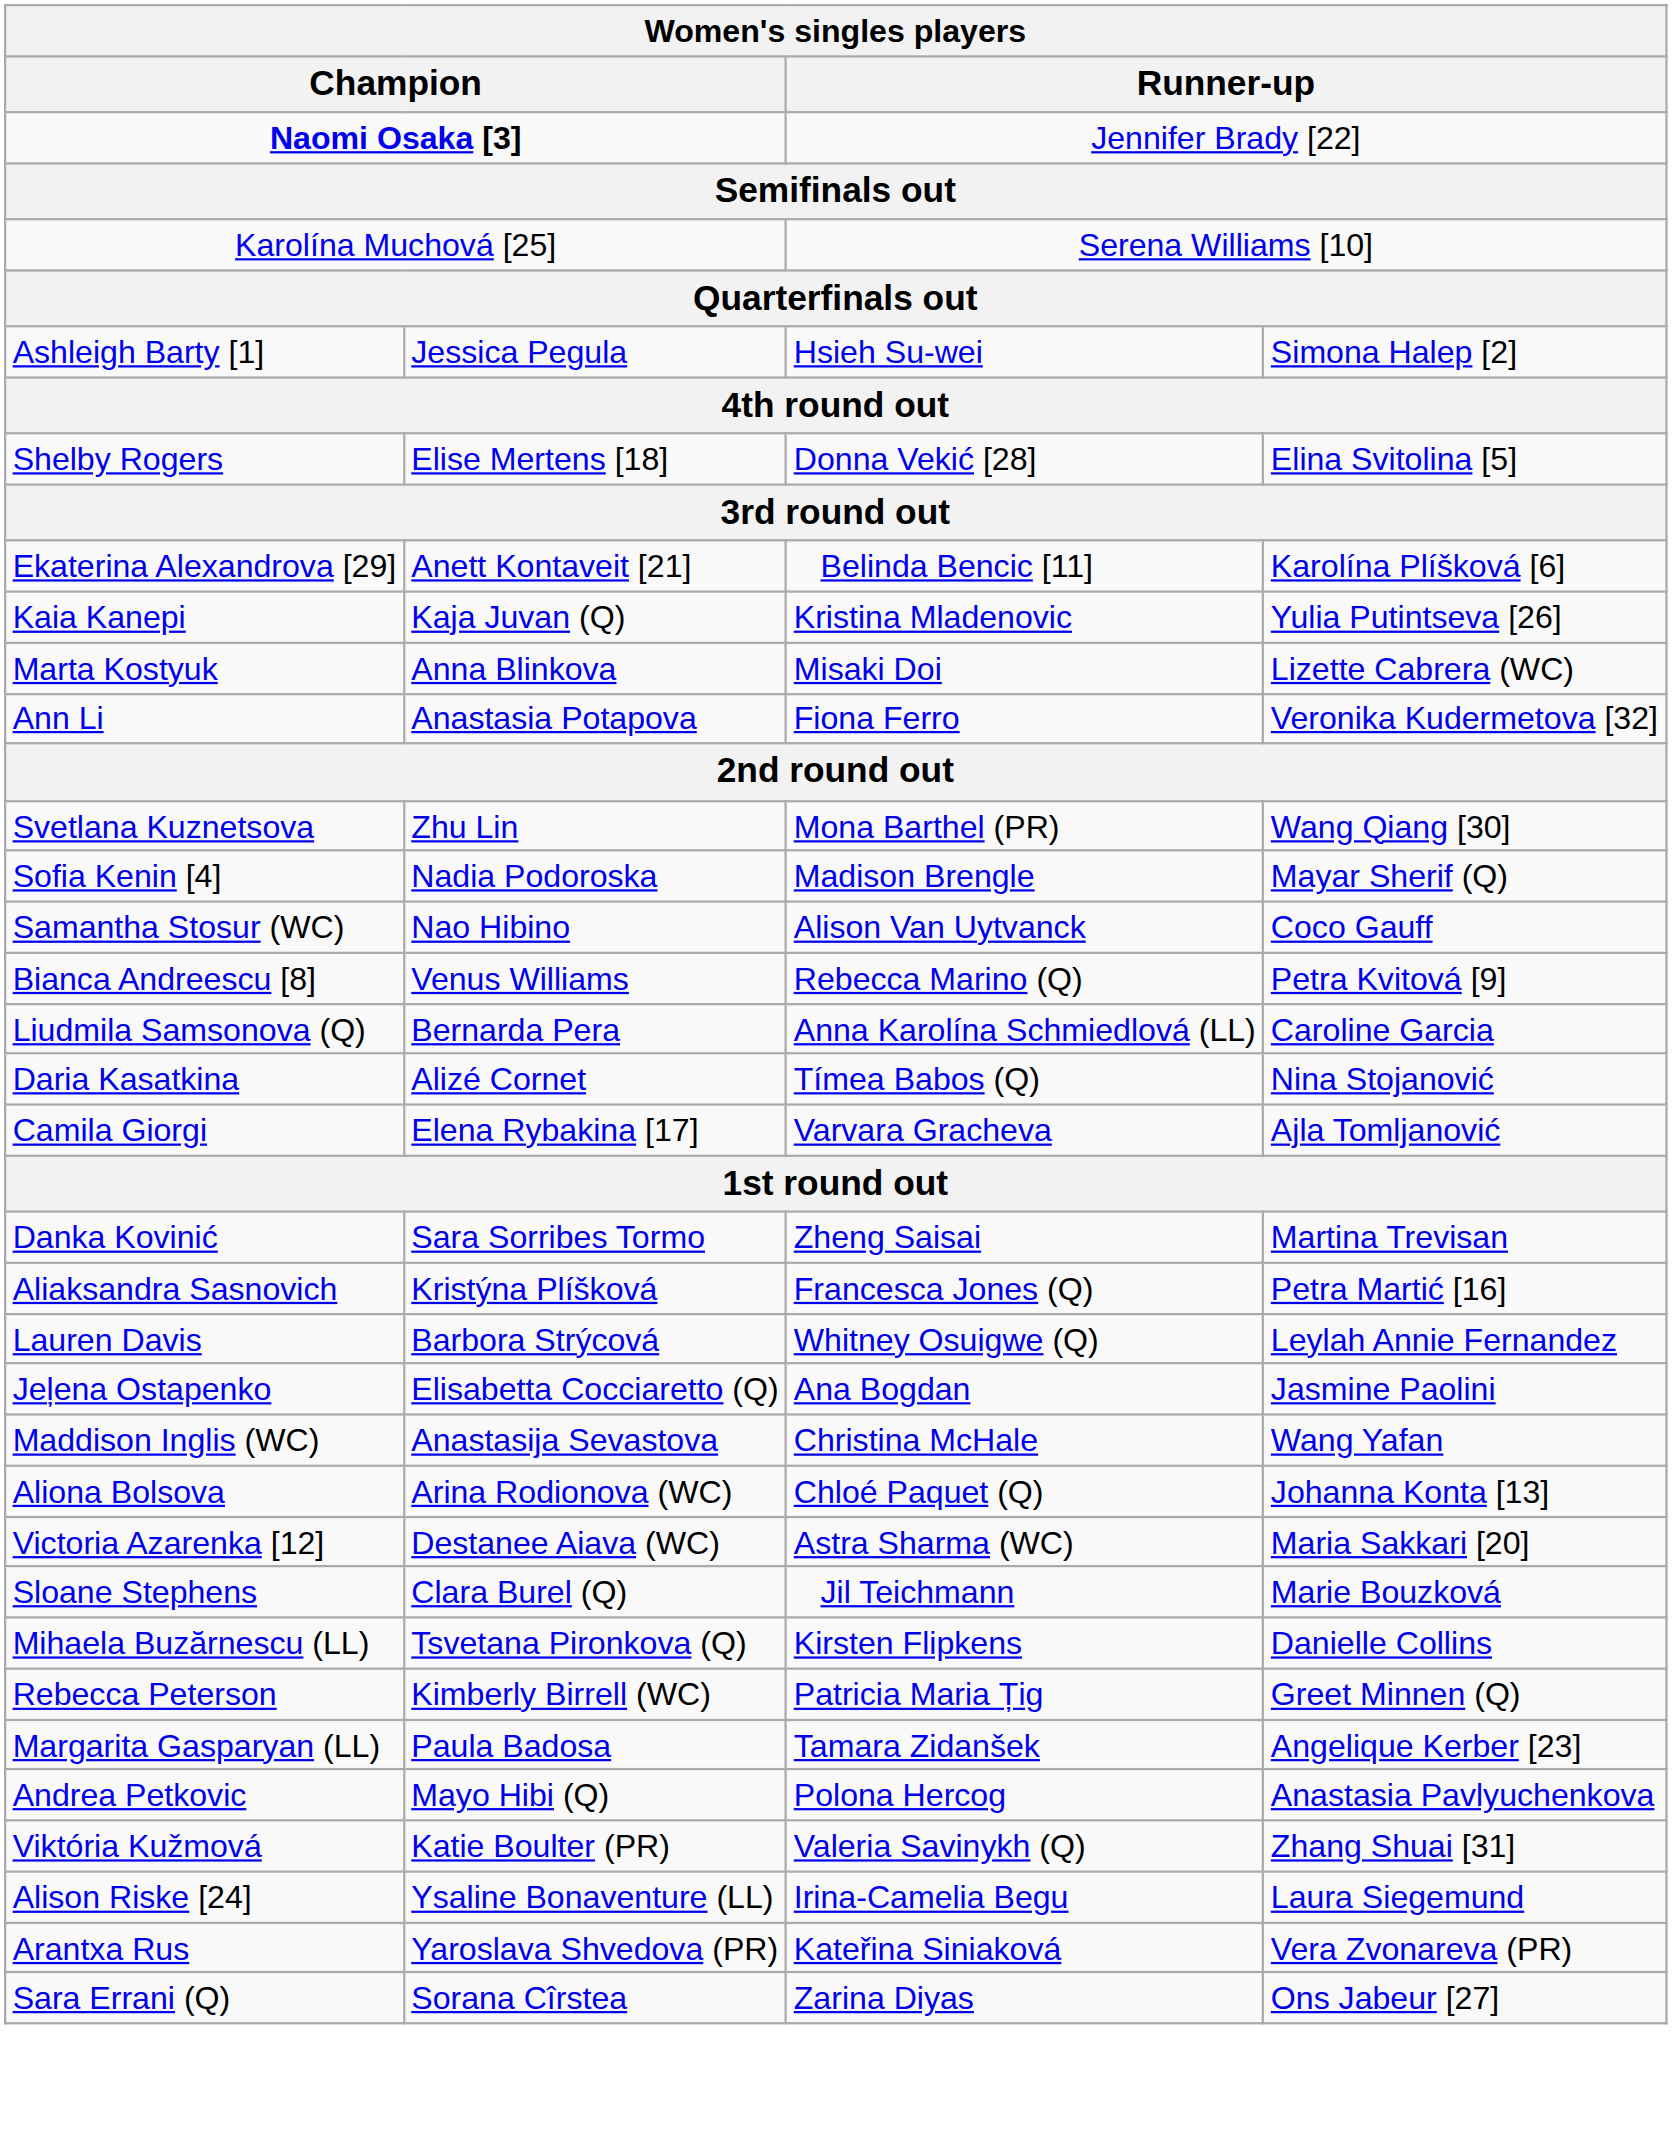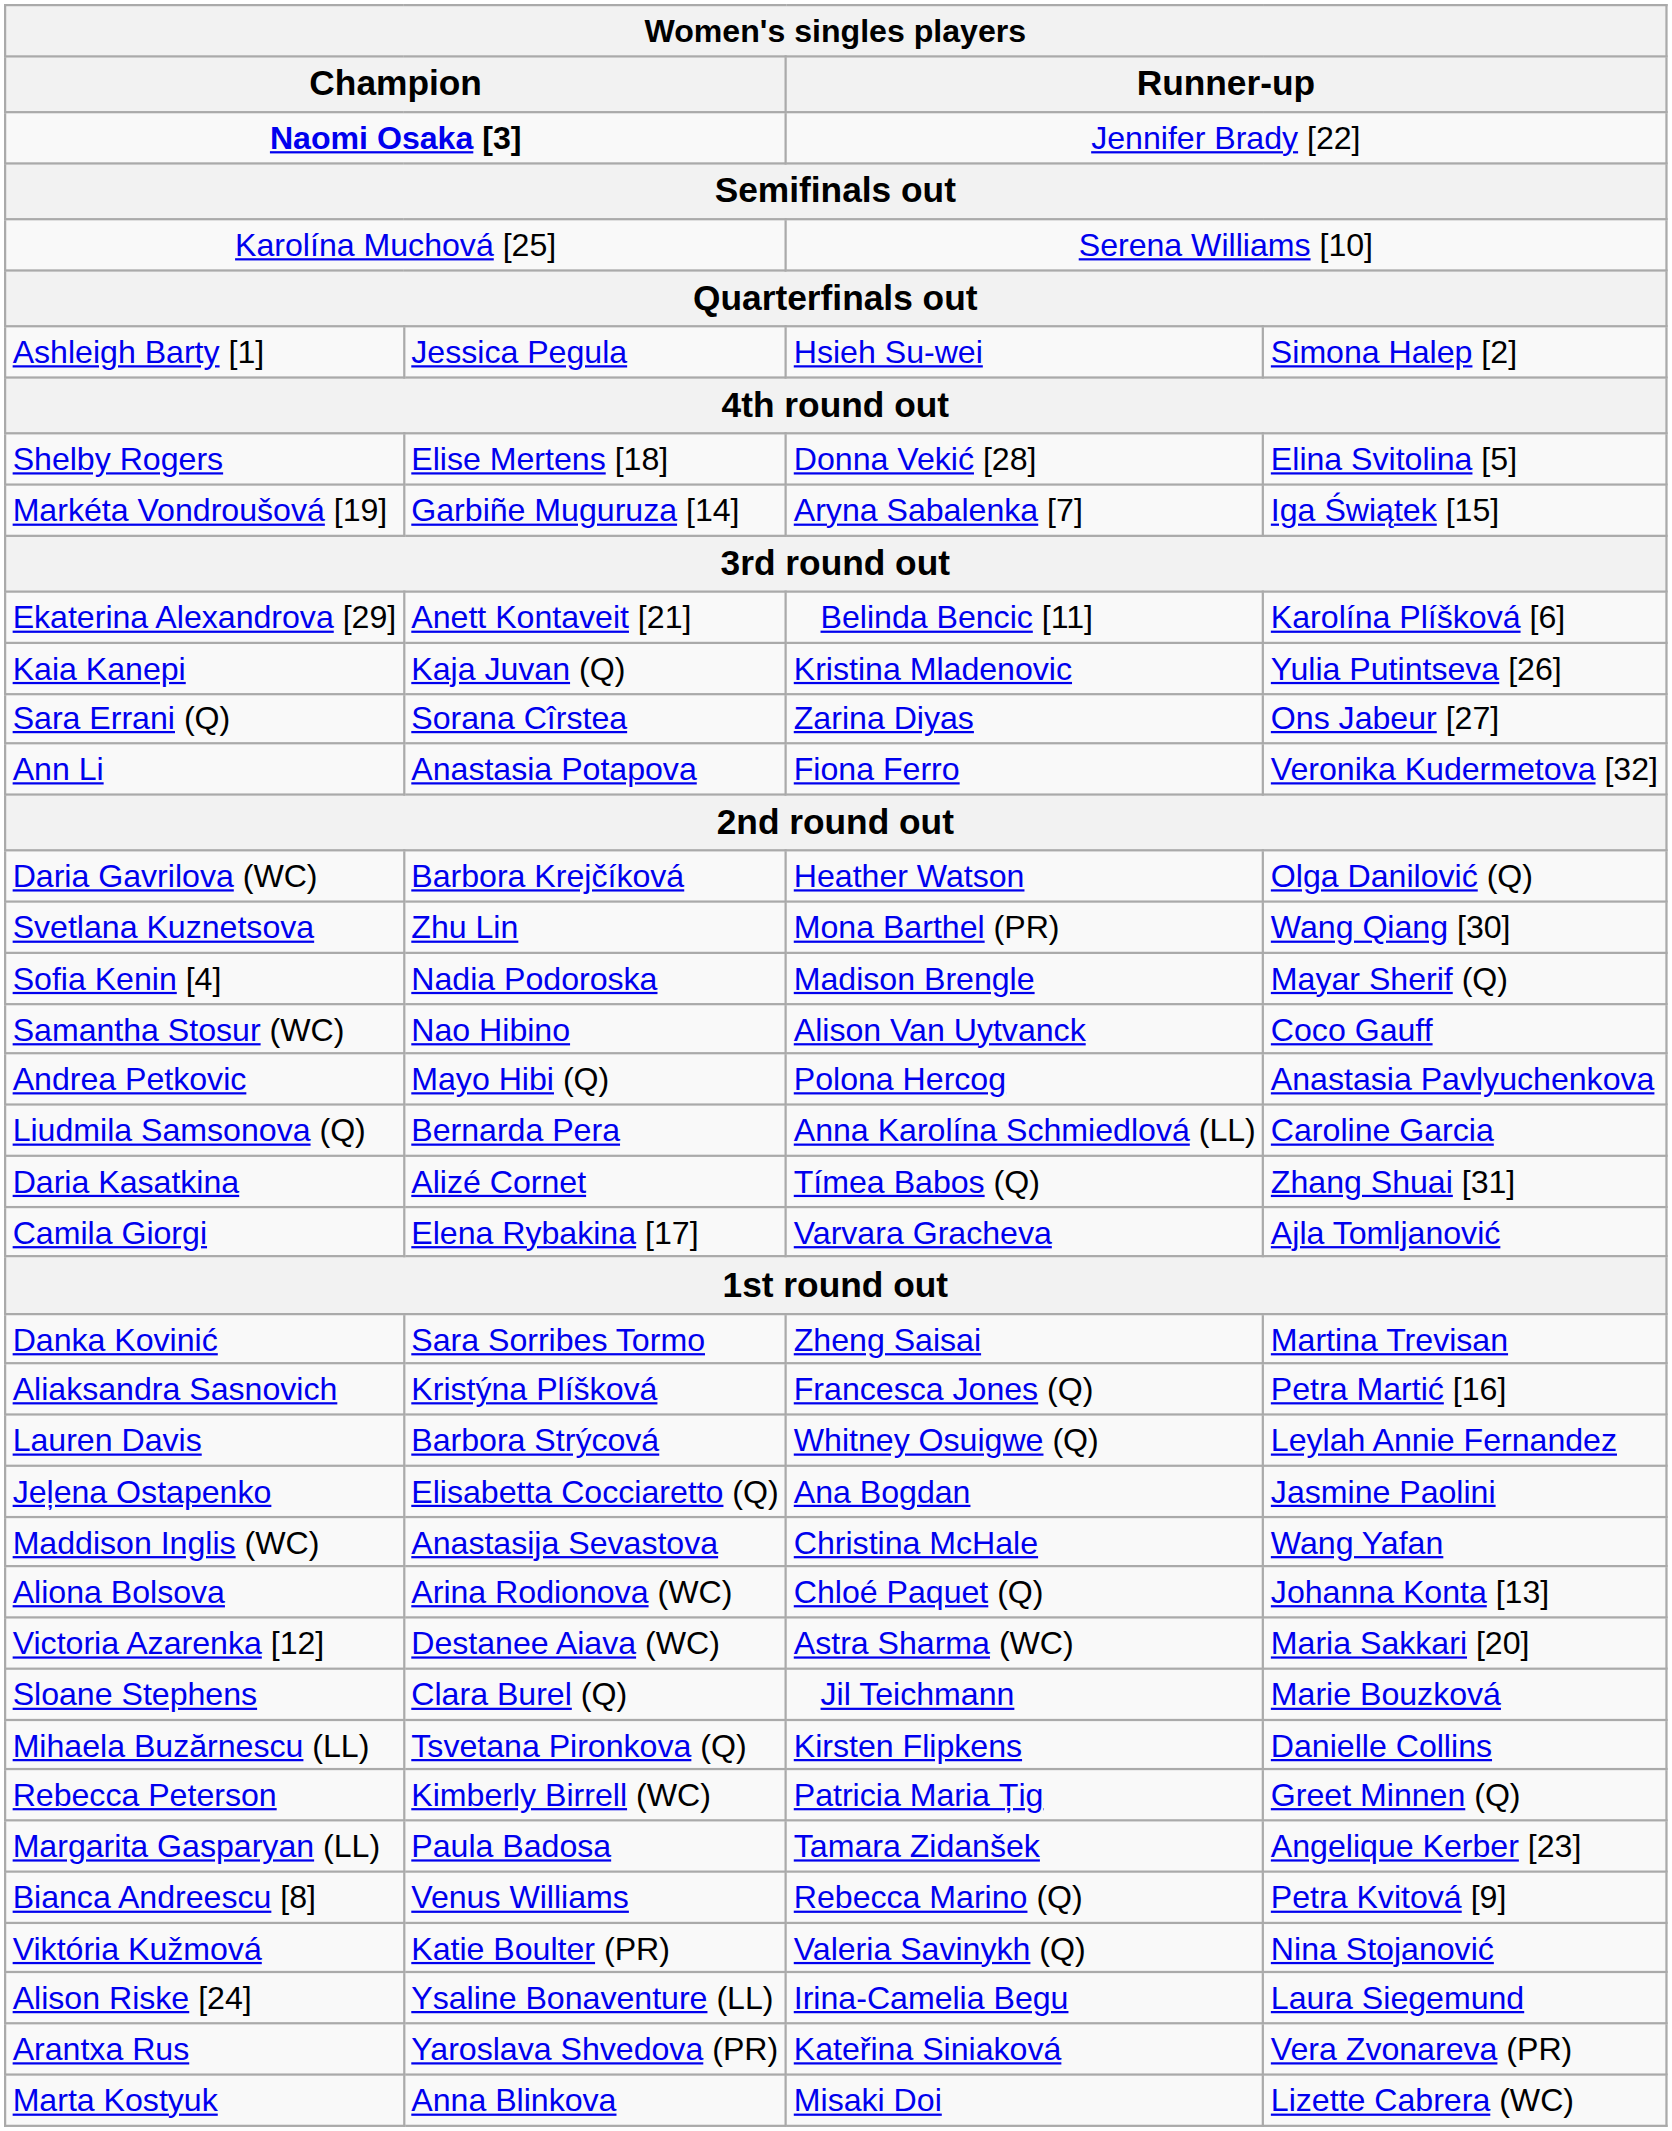+ row: (200, 510)
rows swapped: (121, 1999) <-> (115, 668)
+ row: (165, 877)
rows swapped: (164, 978) <-> (129, 1796)
(1382, 1080) Nina Stojanović -> (1393, 1181) Zhang Shuai [31]
(1393, 1847) Zhang Shuai [31] -> (1382, 1948) Nina Stojanović
